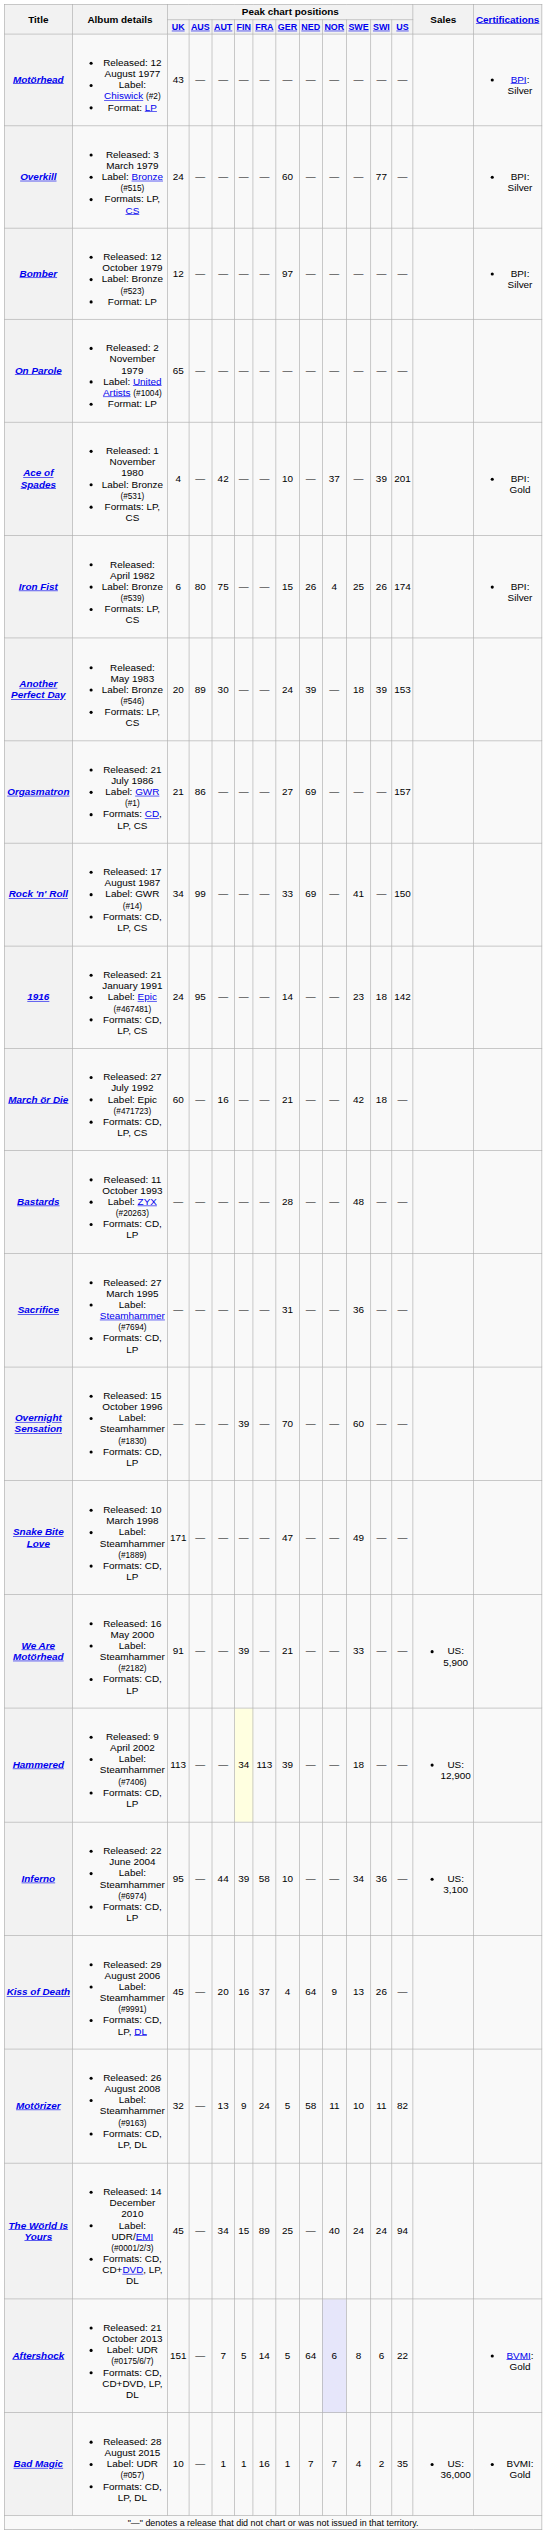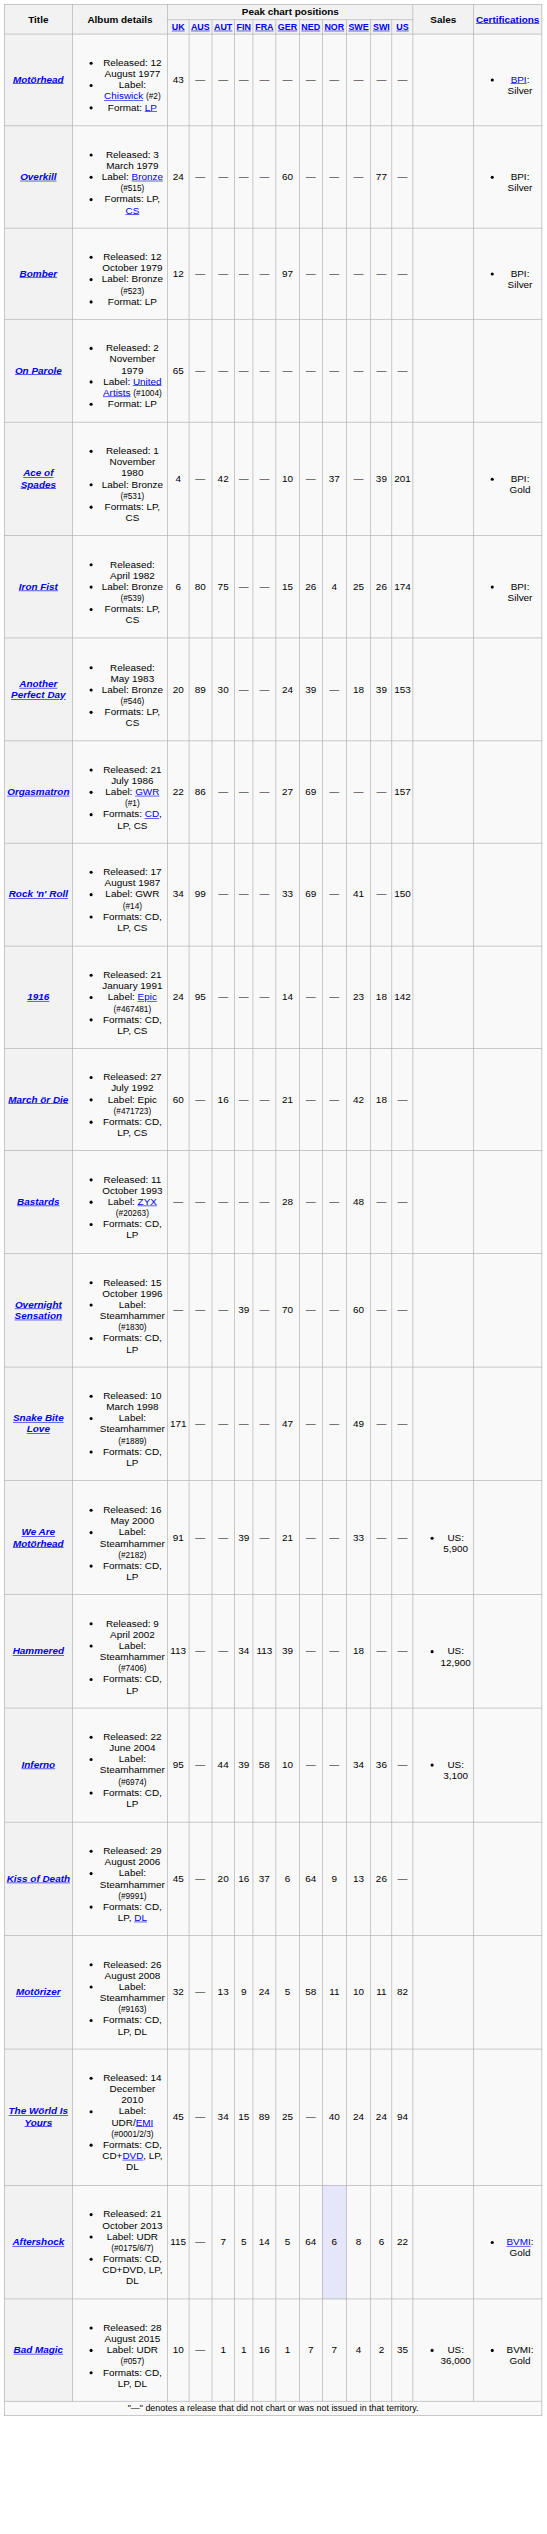(178, 792) 21 -> (178, 792) 22
- row: (38, 1310)
(244, 1765) lightyellow background -> (244, 1651) no background
(287, 1992) 4 -> (287, 1878) 6
(178, 2355) 151 -> (178, 2242) 115
